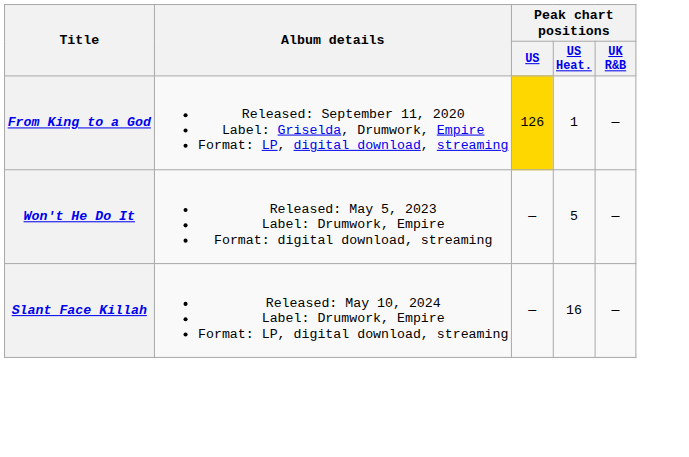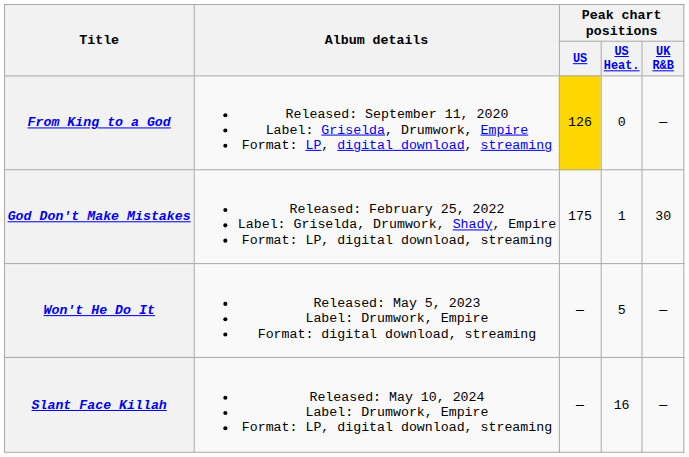(574, 123) 1 -> (622, 123) 0
+ row: (99, 217)
